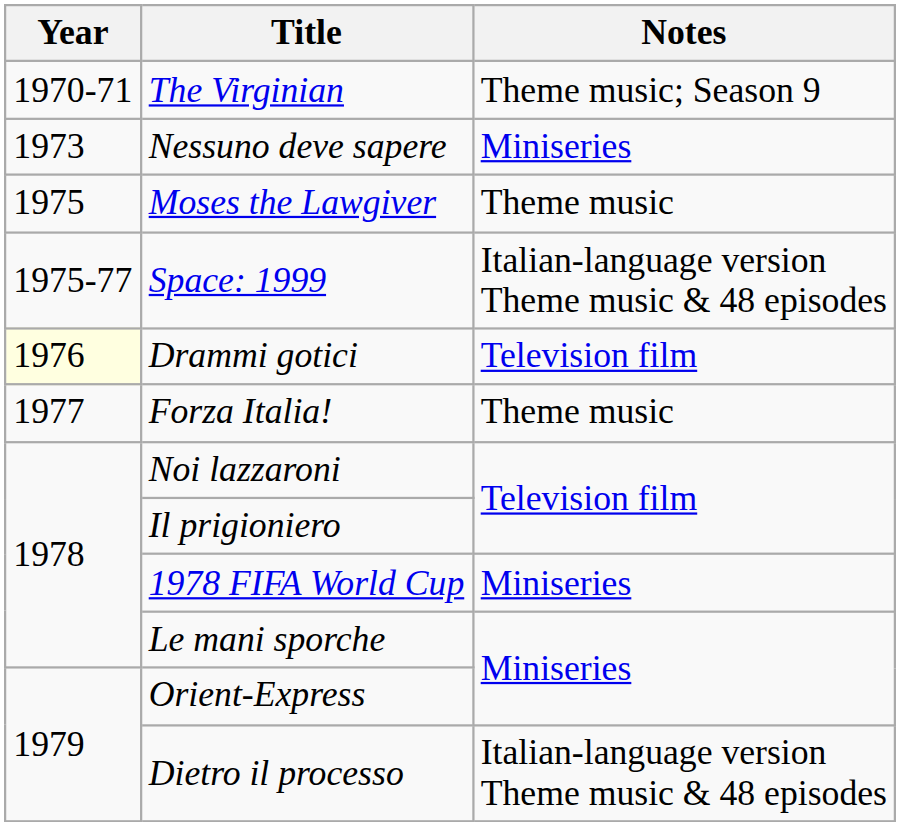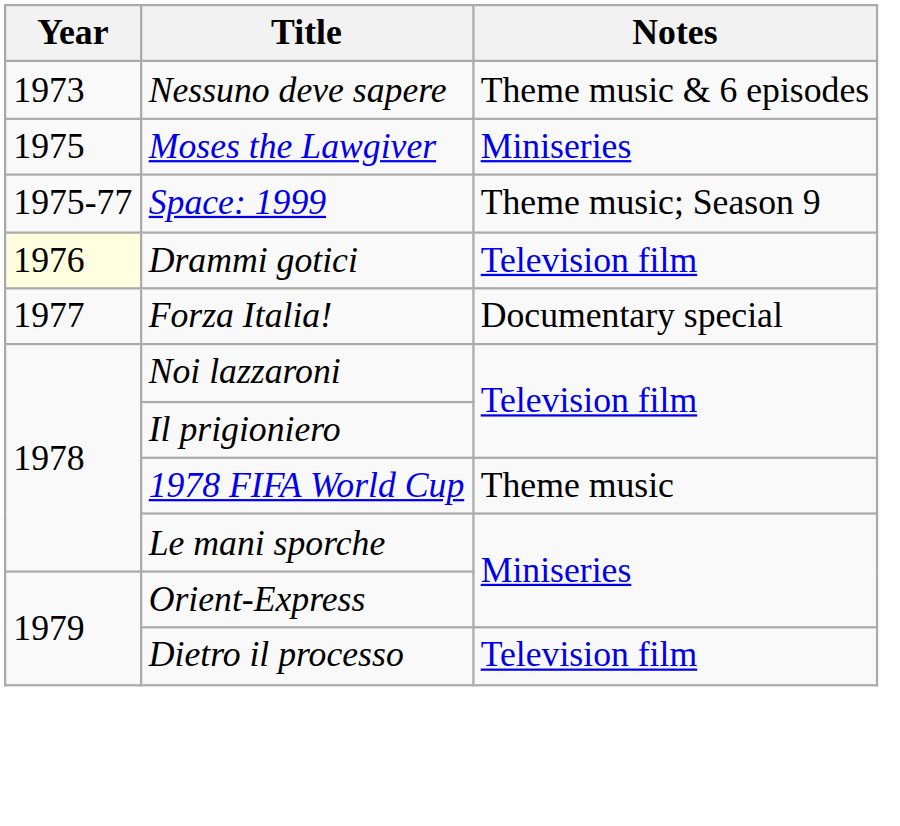- row: (246, 89)
(556, 145) Miniseries -> (675, 89) Theme music & 6 episodes
(577, 202) Theme music -> (556, 145) Miniseries
(684, 279) Italian-language version Theme music & 48 episodes -> (651, 202) Theme music; Season 9
(577, 412) Theme music -> (632, 315) Documentary special
(556, 582) Miniseries -> (577, 485) Theme music
(684, 772) Italian-language version Theme music & 48 episodes -> (589, 655) Television film
